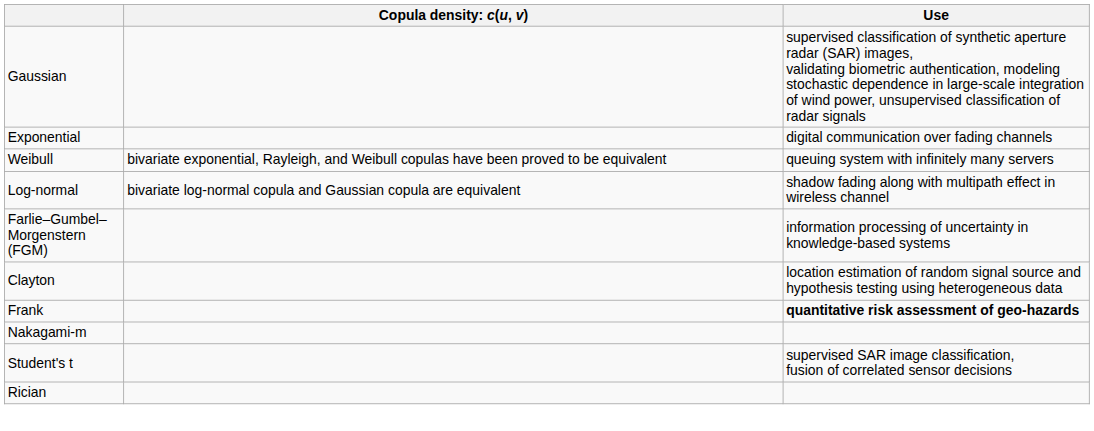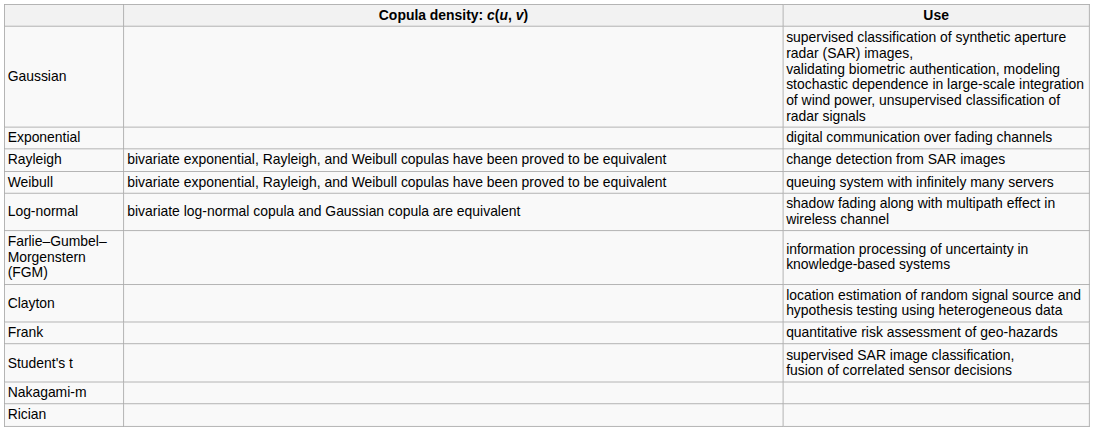+ row: (35, 160)
(933, 311) bold -> (922, 333) normal
rows swapped: (40, 362) <-> (47, 333)
